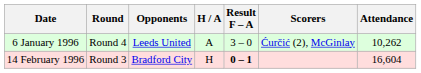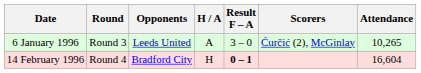(108, 42) Round 4 -> (108, 42) Round 3
(387, 42) 10,262 -> (387, 42) 10,265
(108, 59) Round 3 -> (108, 59) Round 4
